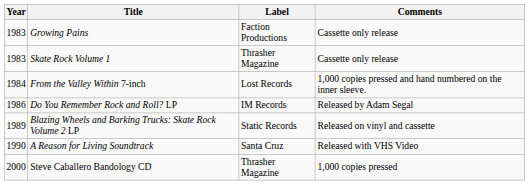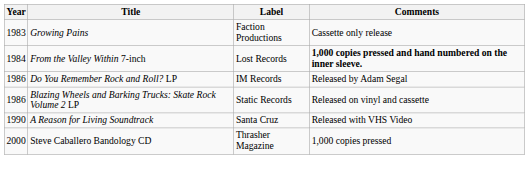- row: (70, 58)
(410, 84) normal -> (409, 58) bold
(16, 126) 1989 -> (16, 100) 1986
